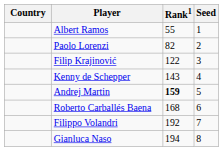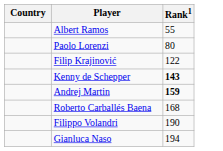- column: (206, 13)
(170, 45) 82 -> (170, 45) 80
(172, 76) normal -> (172, 76) bold
(172, 123) 192 -> (172, 123) 190
